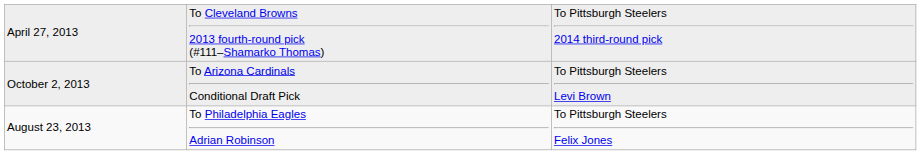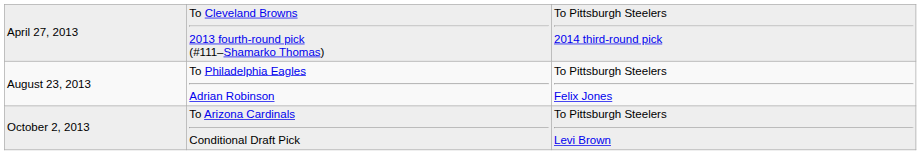rows swapped: (49, 127) <-> (48, 83)
